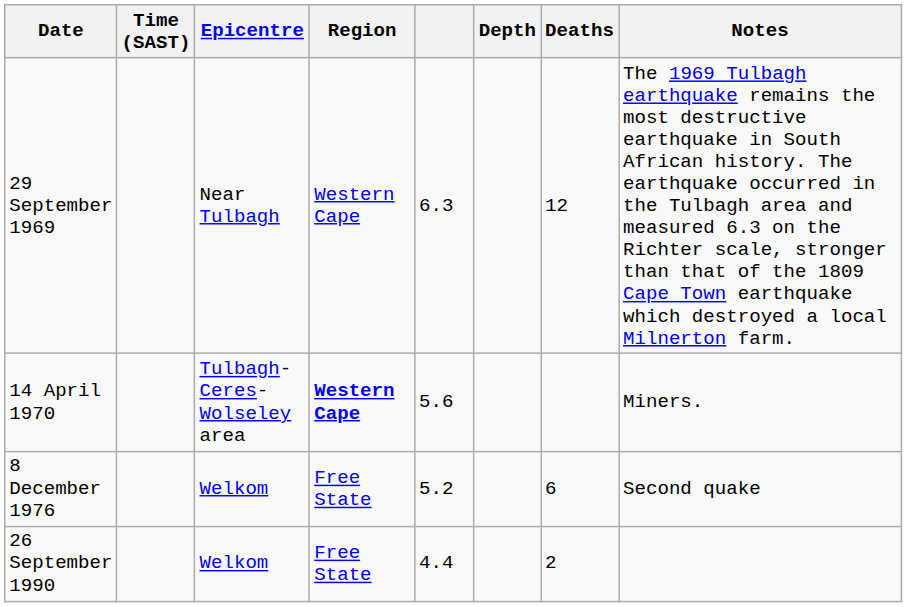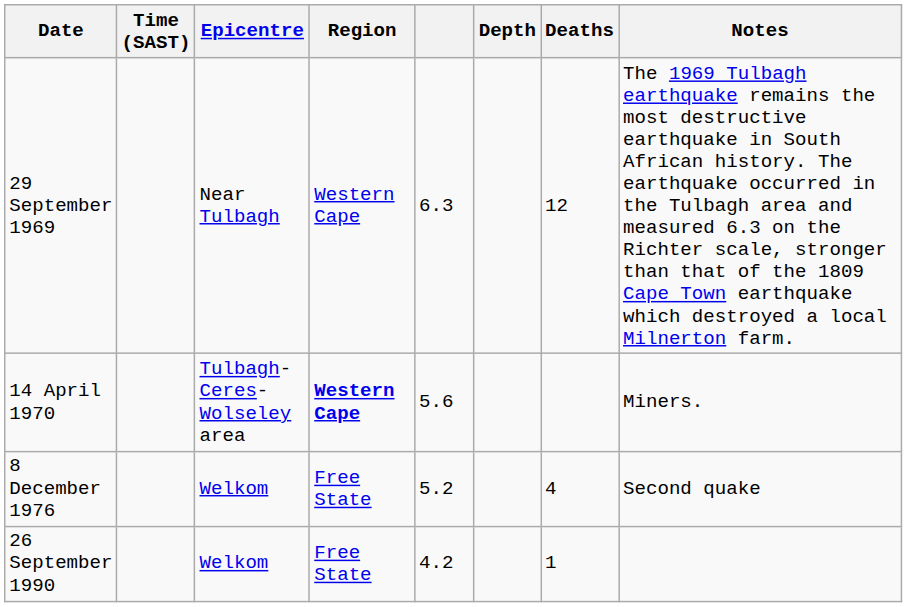(551, 489) 6 -> (551, 489) 4
(436, 564) 4.4 -> (436, 564) 4.2
(551, 564) 2 -> (551, 564) 1
